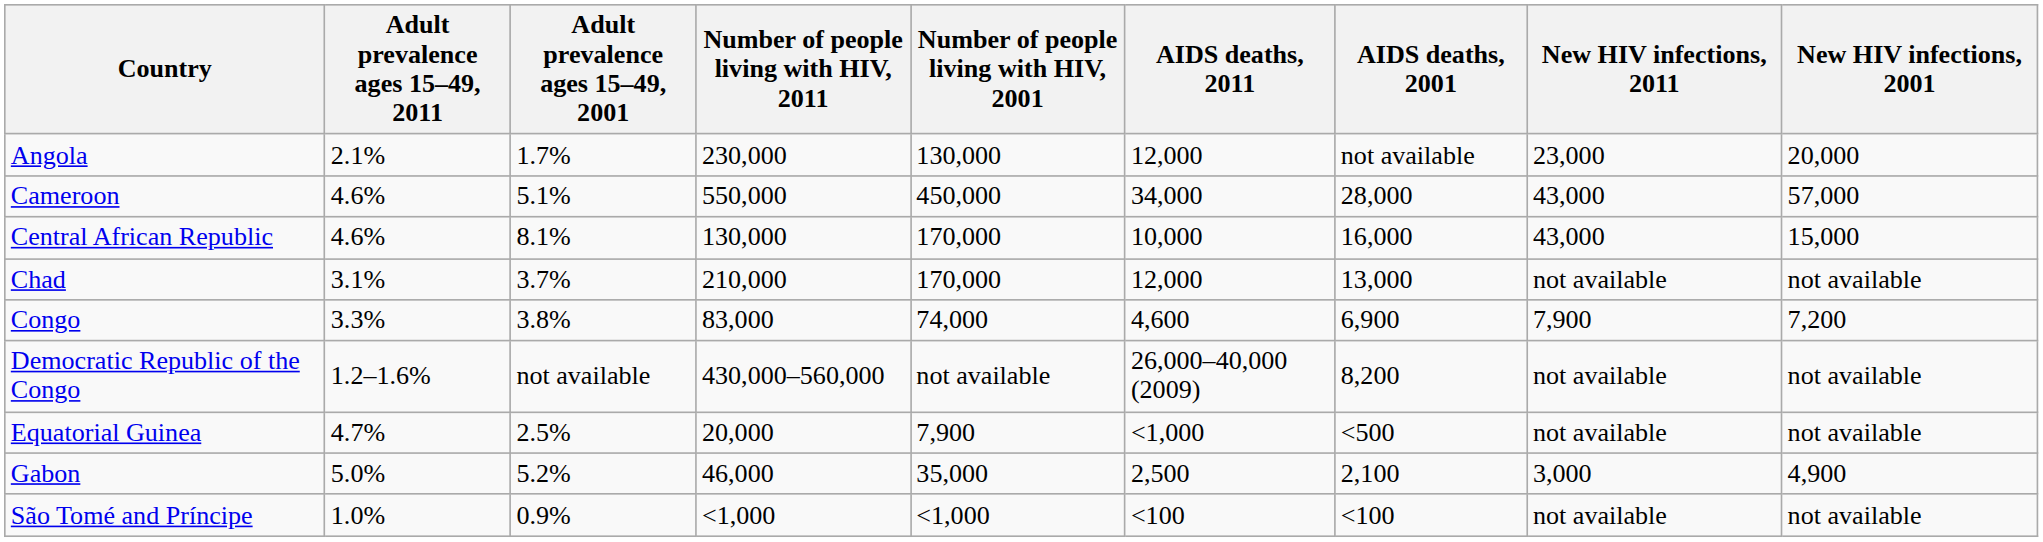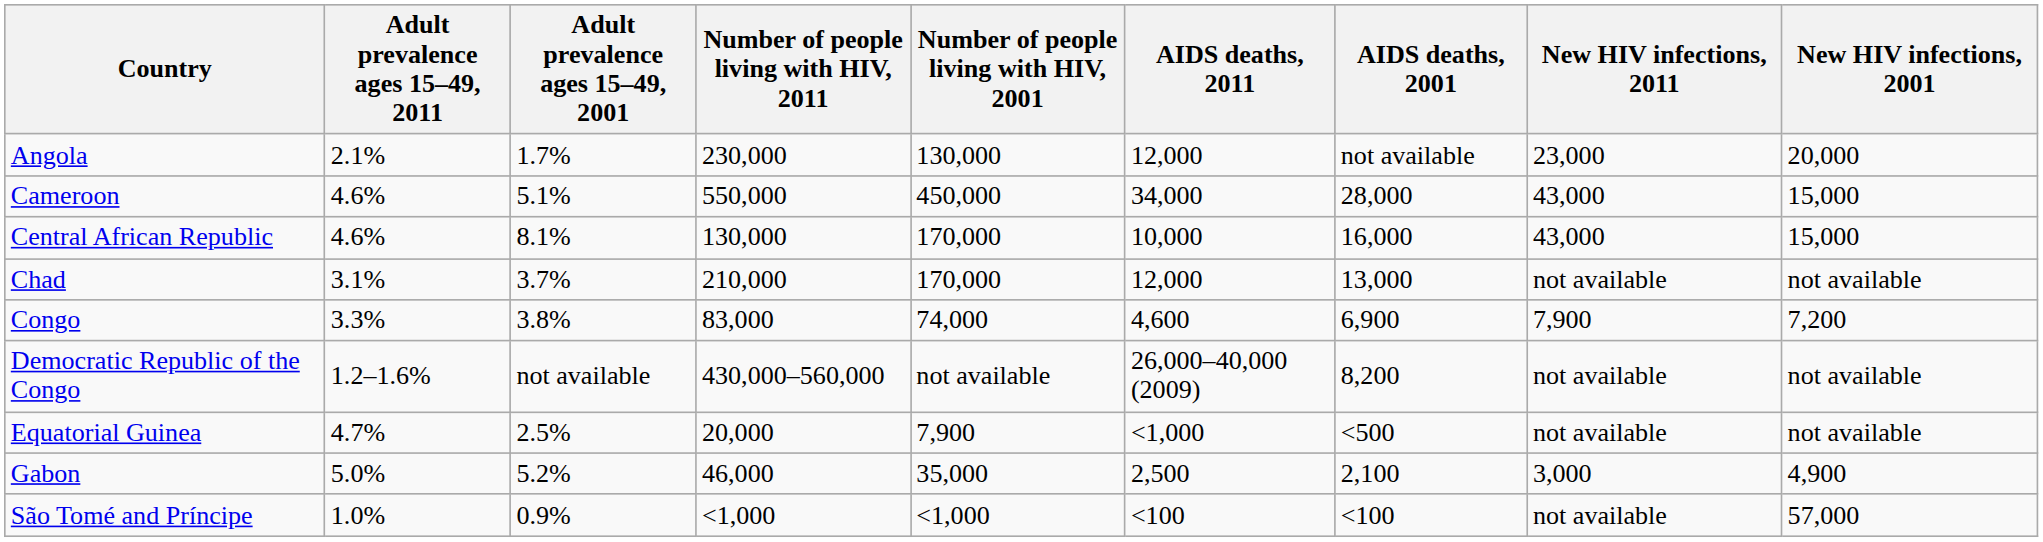(1823, 195) 57,000 -> (1823, 195) 15,000
(1855, 514) not available -> (1823, 514) 57,000
